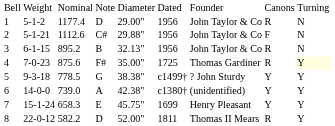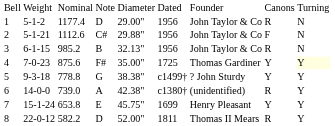(69, 49) 895.2 -> (69, 49) 985.2
(268, 63) R -> (268, 63) Y
(69, 77) 778.5 -> (69, 77) 778.8
(268, 90) Y -> (268, 90) R
(69, 104) 658.3 -> (69, 104) 653.8
